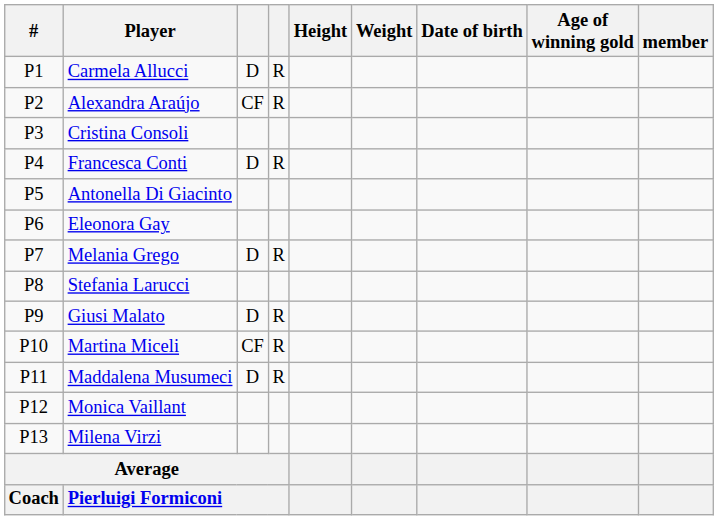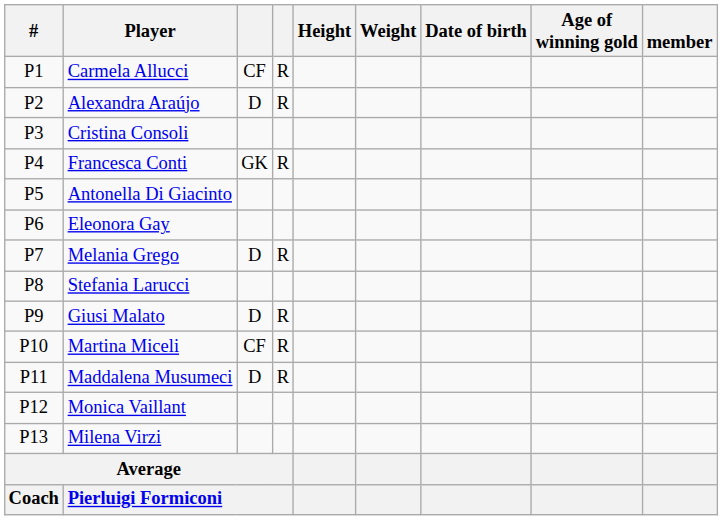(253, 71) D -> (255, 71) CF
(253, 102) CF -> (255, 102) D
(253, 163) D -> (255, 163) GK
